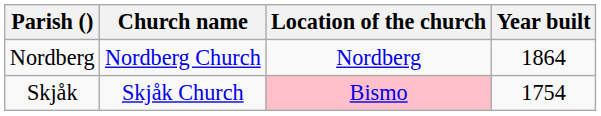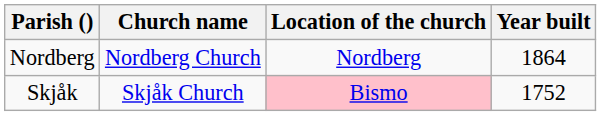(544, 92) 1754 -> (544, 92) 1752
